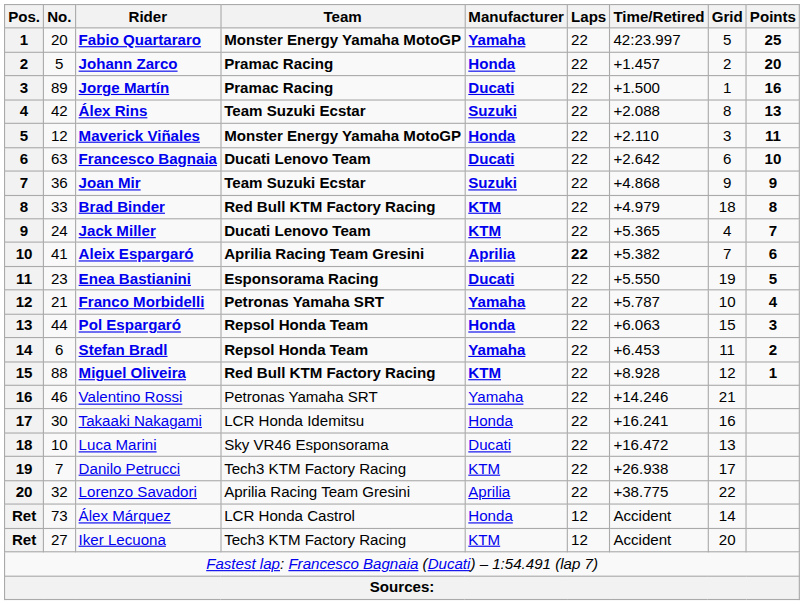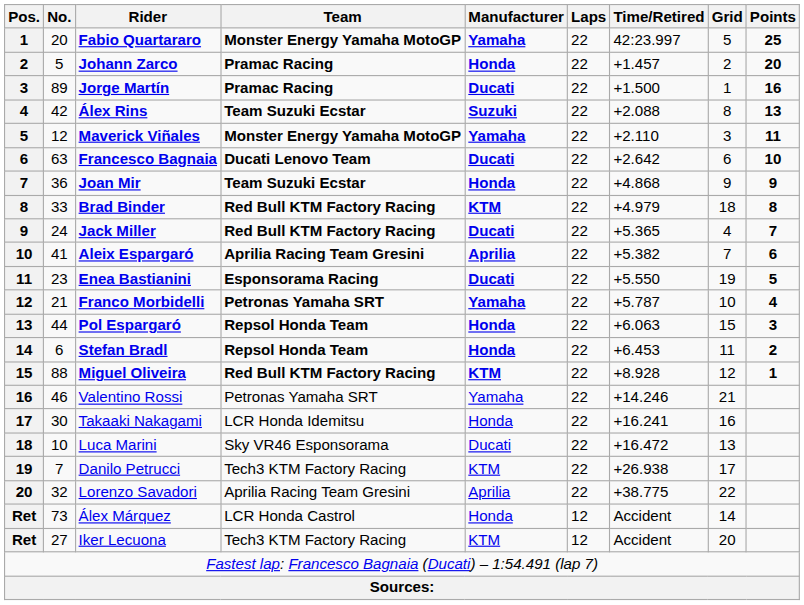(492, 135) Honda -> (497, 135) Yamaha
(493, 183) Suzuki -> (492, 183) Honda
(297, 230) Ducati Lenovo Team -> (330, 230) Red Bull KTM Factory Racing
(485, 230) KTM -> (491, 230) Ducati
(579, 254) bold -> (579, 254) normal
(497, 349) Yamaha -> (492, 349) Honda
